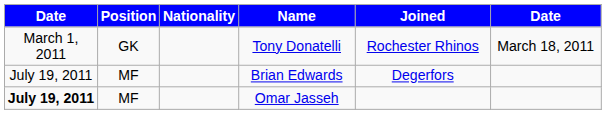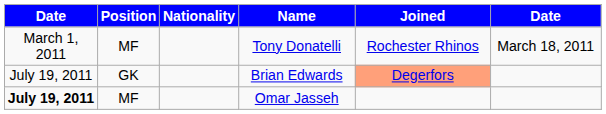(128, 46) GK -> (128, 46) MF
(128, 76) MF -> (128, 76) GK
(423, 76) no background -> (423, 76) lightsalmon background
